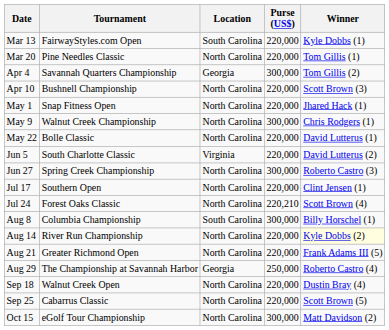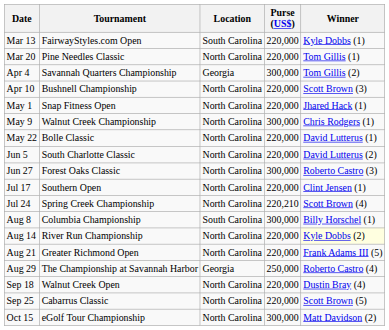(219, 154) Virginia -> (232, 154) North Carolina
(98, 171) Spring Creek Championship -> (81, 171) Forest Oaks Classic
(81, 203) Forest Oaks Classic -> (98, 203) Spring Creek Championship
